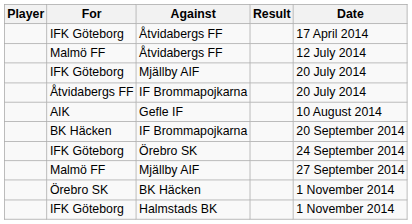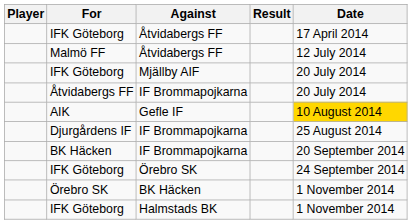(339, 111) no background -> (339, 111) gold background
+ row: (91, 131)
- row: (78, 170)
